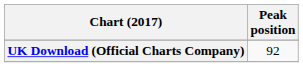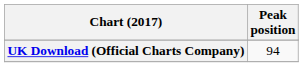(273, 51) 92 -> (273, 51) 94
